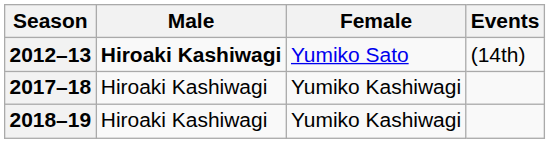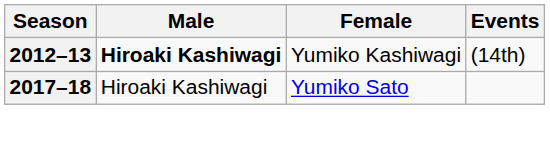(350, 54) Yumiko Sato -> (376, 54) Yumiko Kashiwagi
(376, 87) Yumiko Kashiwagi -> (350, 87) Yumiko Sato
- row: (50, 120)
